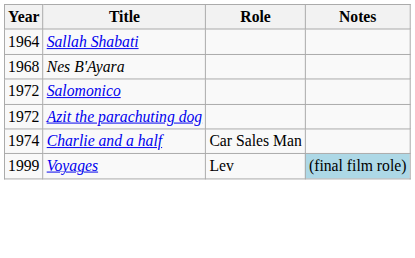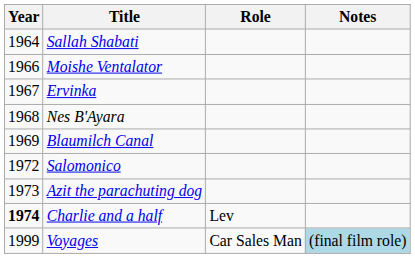+ row: (104, 66)
+ row: (72, 91)
+ row: (100, 141)
(24, 116) 1972 -> (24, 191) 1973
(24, 141) normal -> (24, 215) bold
(256, 141) Car Sales Man -> (222, 215) Lev
(222, 166) Lev -> (256, 240) Car Sales Man
